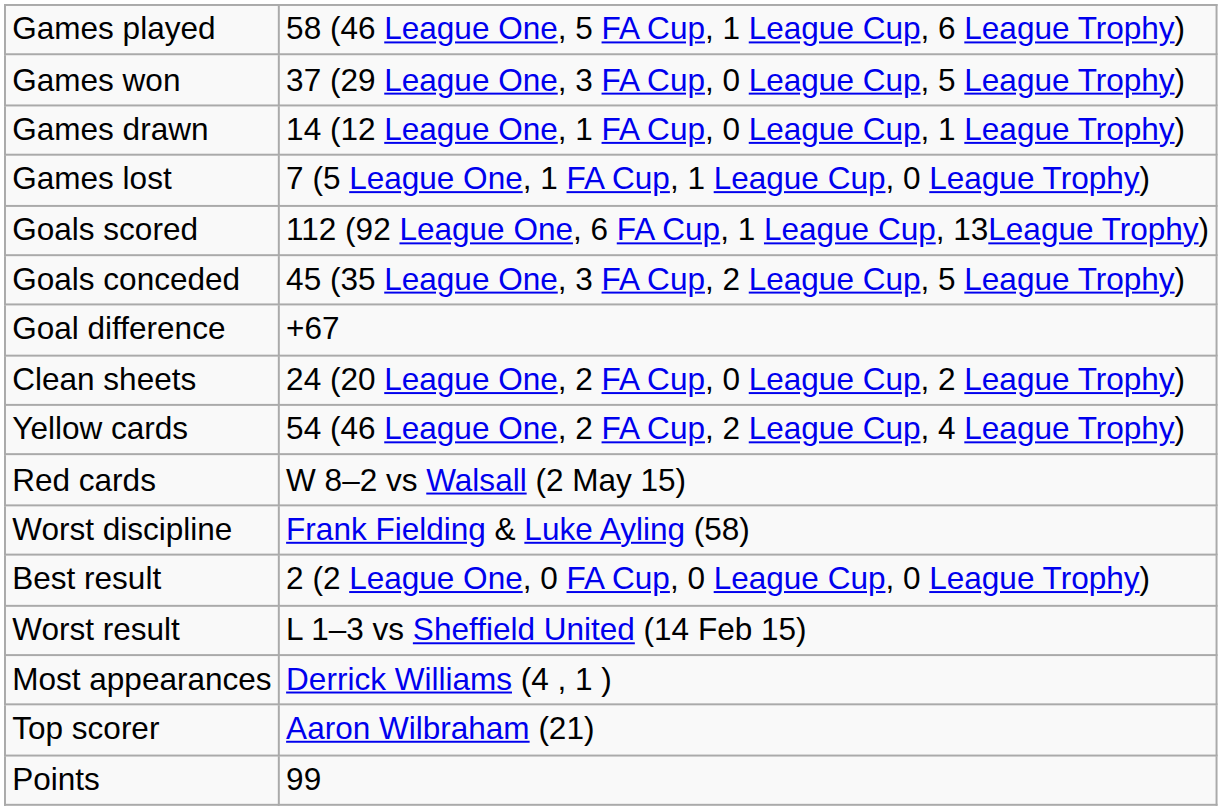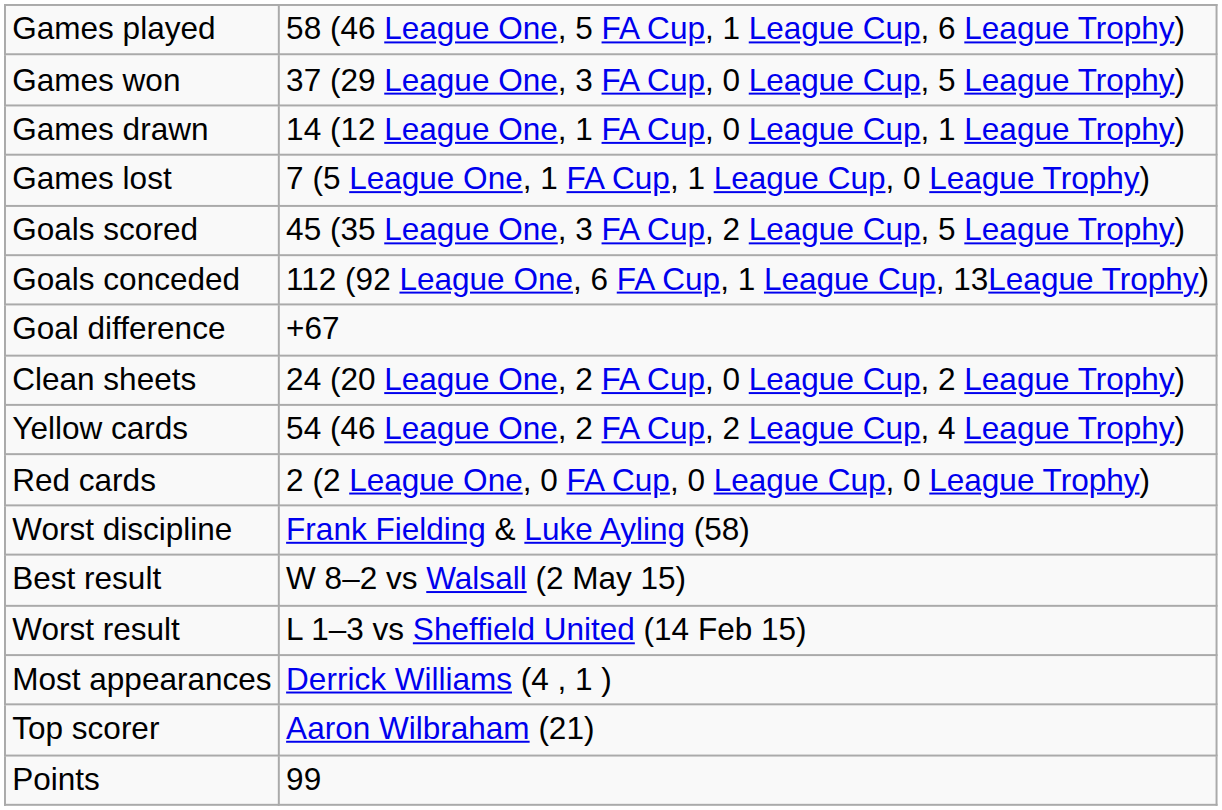(748, 229) 112 (92 League One, 6 FA Cup, 1 League Cup, 13League Trophy) -> (736, 229) 45 (35 League One, 3 FA Cup, 2 League Cup, 5 League Trophy)
(736, 279) 45 (35 League One, 3 FA Cup, 2 League Cup, 5 League Trophy) -> (748, 279) 112 (92 League One, 6 FA Cup, 1 League Cup, 13League Trophy)
(486, 479) W 8–2 vs Walsall (2 May 15) -> (718, 479) 2 (2 League One, 0 FA Cup, 0 League Cup, 0 League Trophy)
(718, 579) 2 (2 League One, 0 FA Cup, 0 League Cup, 0 League Trophy) -> (486, 579) W 8–2 vs Walsall (2 May 15)
